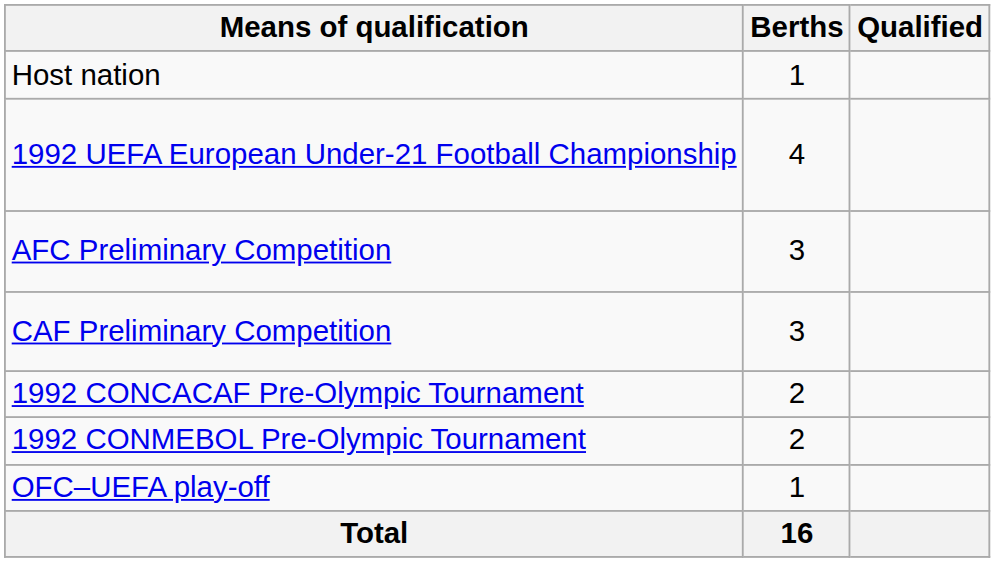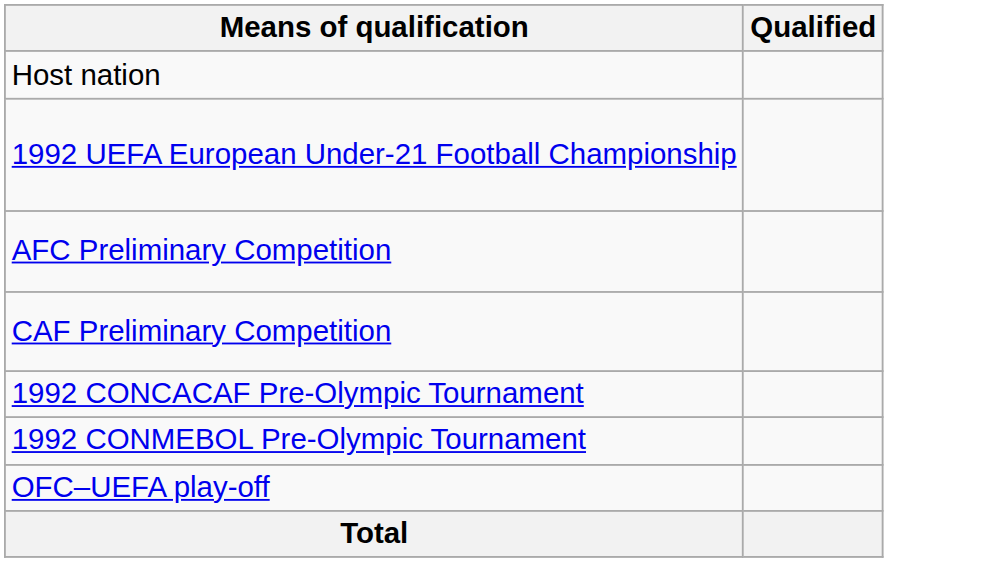- column: (797, 27)
